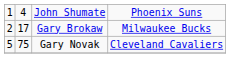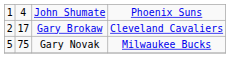(167, 29) Milwaukee Bucks -> (167, 29) Cleveland Cavaliers
(167, 45) Cleveland Cavaliers -> (167, 45) Milwaukee Bucks
